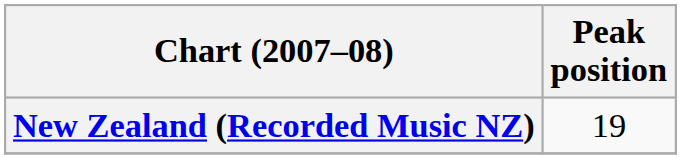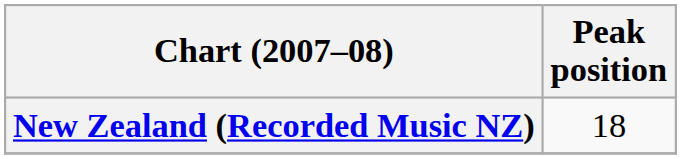(609, 125) 19 -> (609, 125) 18
